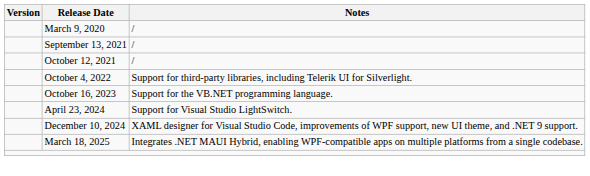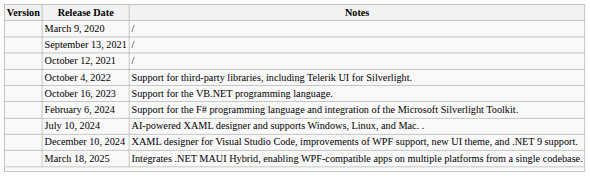+ row: (80, 110)
- row: (75, 110)
+ row: (72, 126)
